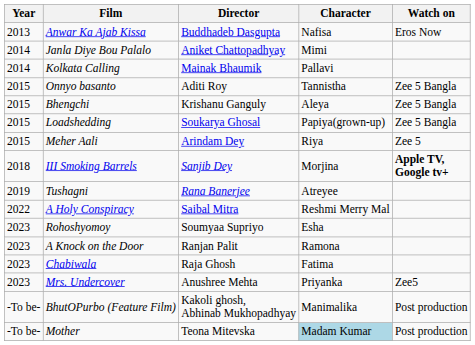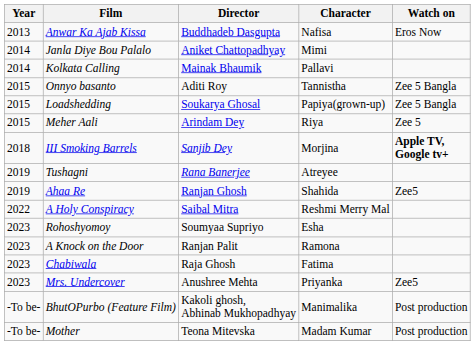- row: (68, 104)
+ row: (65, 191)
(336, 331) lightblue background -> (336, 331) no background
